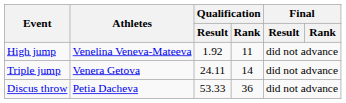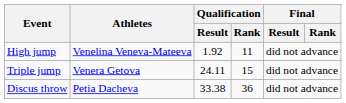(247, 70) 14 -> (247, 70) 15
(213, 89) 53.33 -> (213, 89) 33.38
